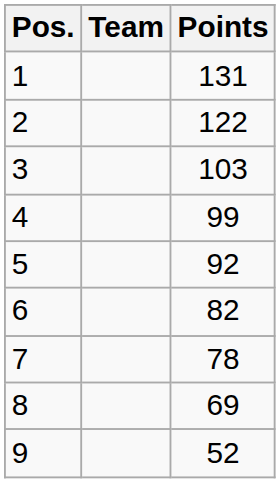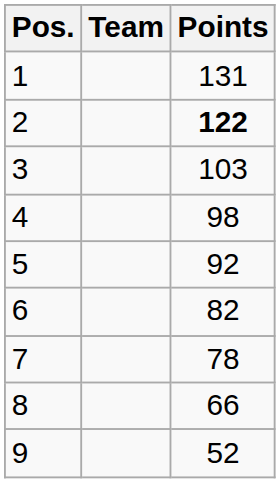(223, 122) normal -> (223, 122) bold
(223, 216) 99 -> (223, 216) 98
(223, 405) 69 -> (223, 405) 66
